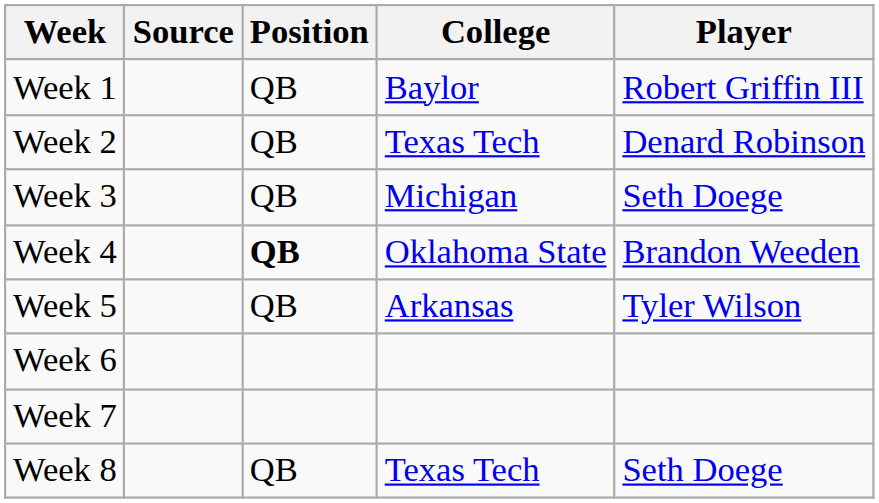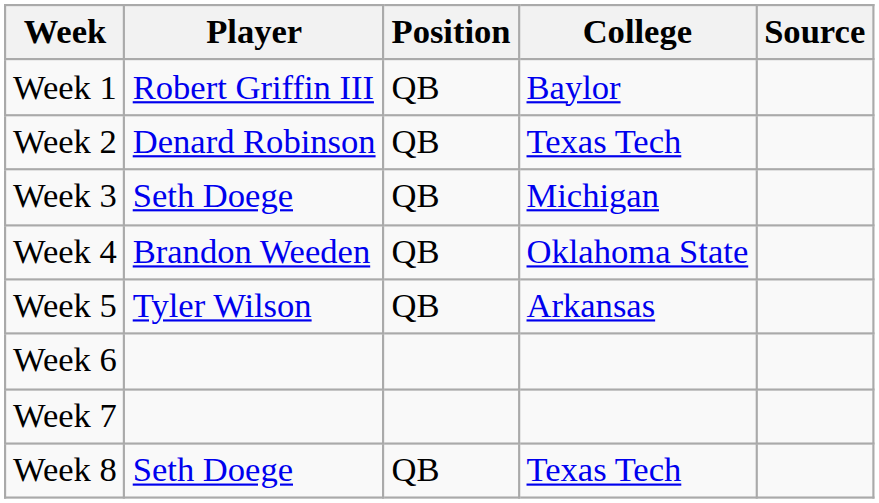columns swapped: (744, 31) <-> (183, 31)
(275, 251) bold -> (416, 251) normal
